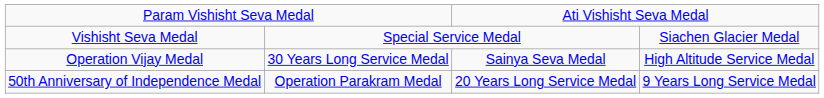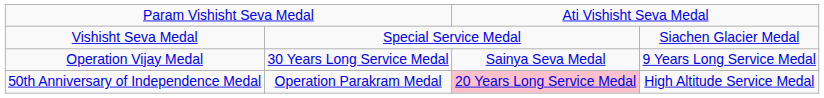(729, 59) High Altitude Service Medal -> (729, 59) 9 Years Long Service Medal
(546, 81) no background -> (546, 81) pink background
(729, 81) 9 Years Long Service Medal -> (729, 81) High Altitude Service Medal
